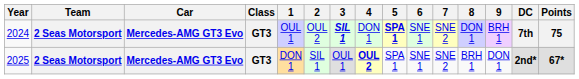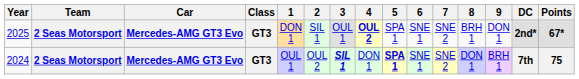rows swapped: (18, 33) <-> (18, 60)
